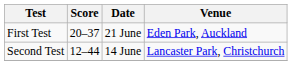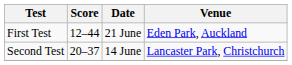(85, 32) 20–37 -> (85, 32) 12–44
(85, 51) 12–44 -> (85, 51) 20–37
